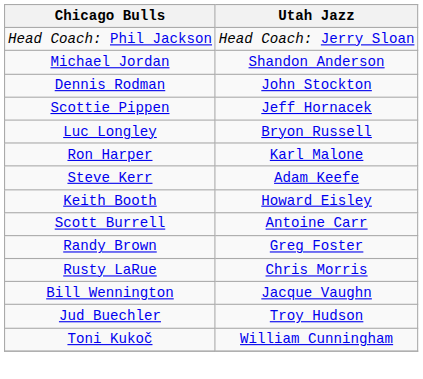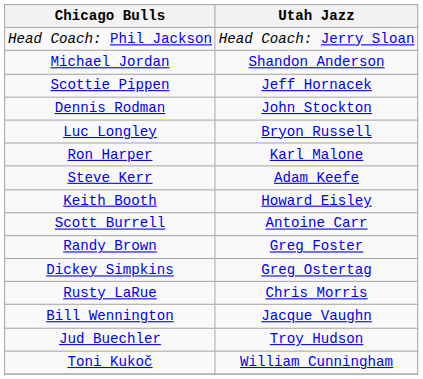rows swapped: (110, 108) <-> (110, 85)
+ row: (110, 270)
